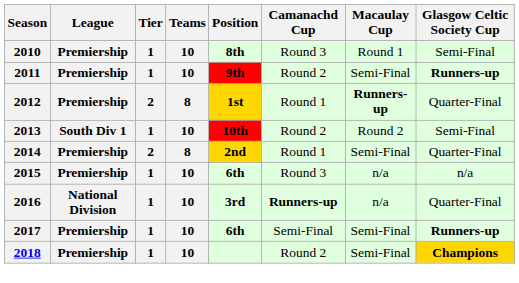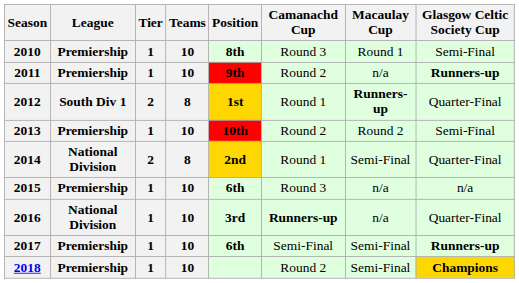(380, 72) Semi-Final -> (380, 72) n/a
(93, 101) Premiership -> (93, 101) South Div 1
(93, 130) South Div 1 -> (93, 130) Premiership
(93, 151) Premiership -> (93, 159) National Division
